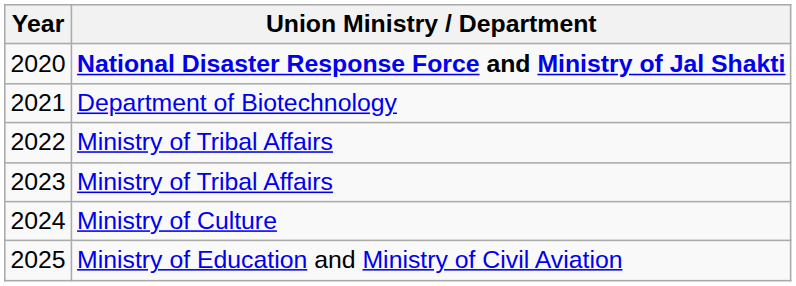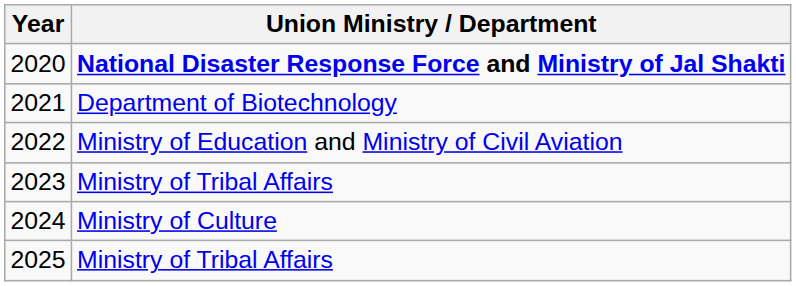(205, 142) Ministry of Tribal Affairs -> (350, 142) Ministry of Education and Ministry of Civil Aviation
(350, 260) Ministry of Education and Ministry of Civil Aviation -> (205, 260) Ministry of Tribal Affairs
